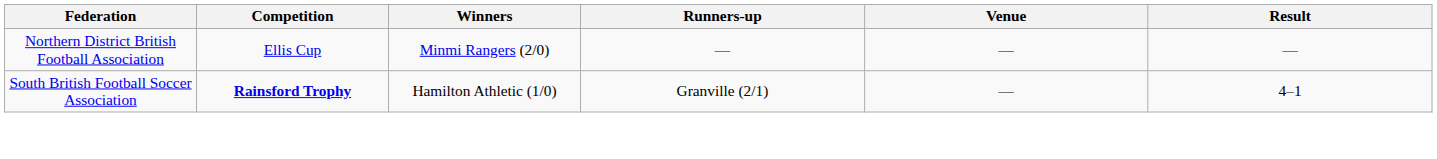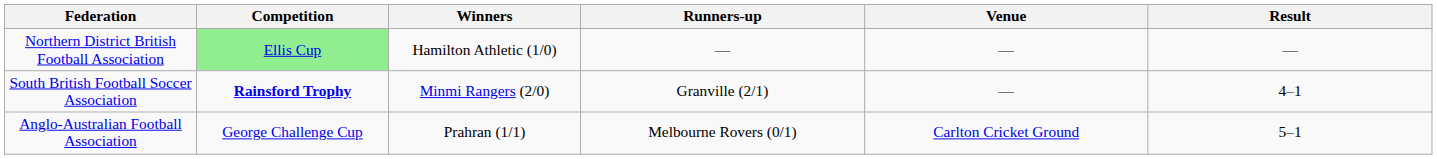(293, 49) no background -> (293, 49) lightgreen background
(485, 49) Minmi Rangers (2/0) -> (485, 49) Hamilton Athletic (1/0)
(485, 91) Hamilton Athletic (1/0) -> (485, 91) Minmi Rangers (2/0)
+ row: (100, 132)
